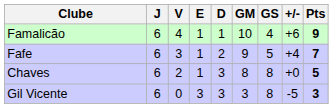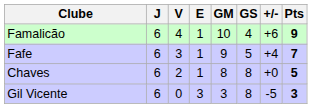- column: (221, 14)
